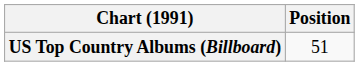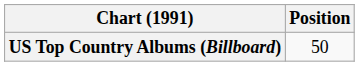(320, 46) 51 -> (320, 46) 50
